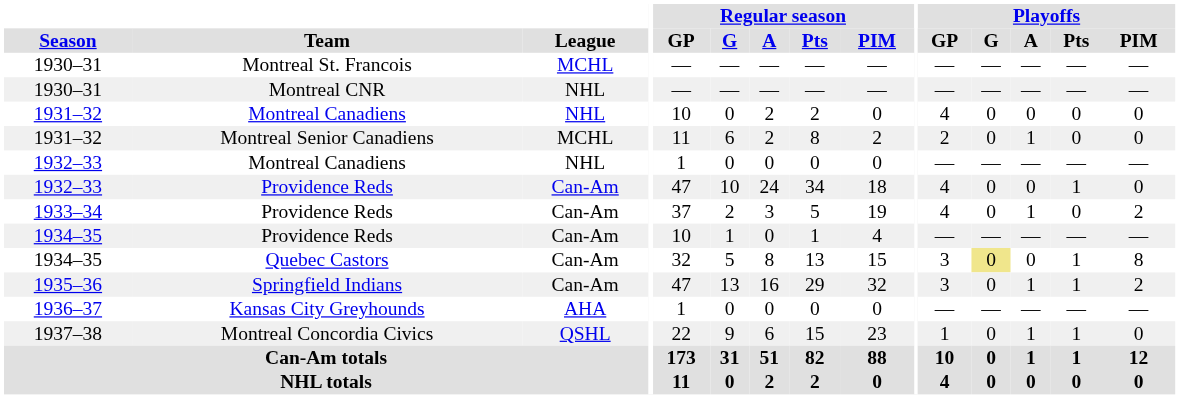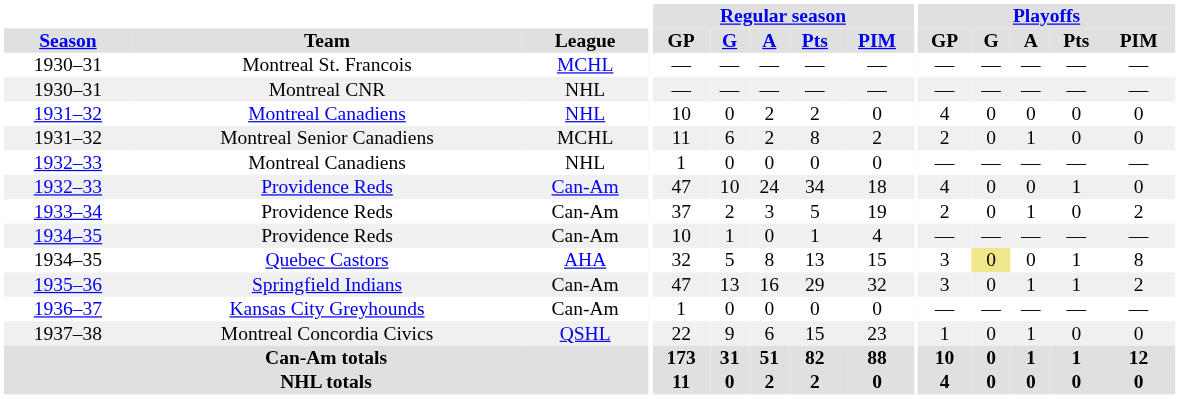(945, 211) 4 -> (945, 211) 2
(585, 260) Can-Am -> (585, 260) AHA
(585, 308) AHA -> (585, 308) Can-Am
(1076, 333) 1 -> (1076, 333) 0
